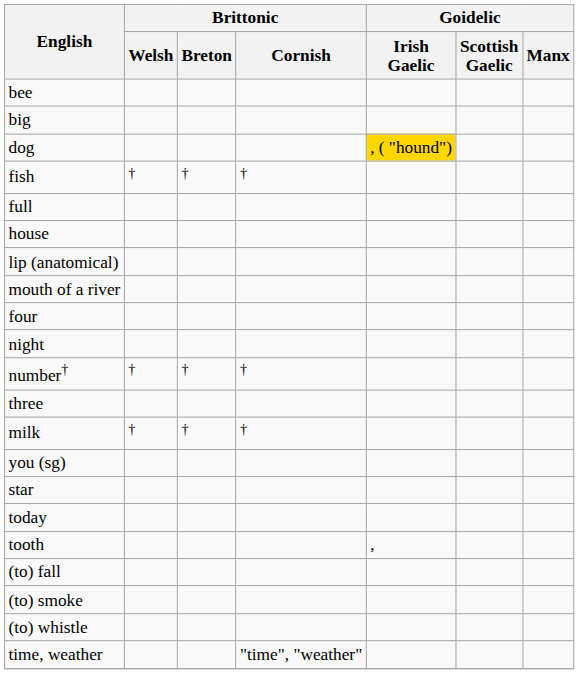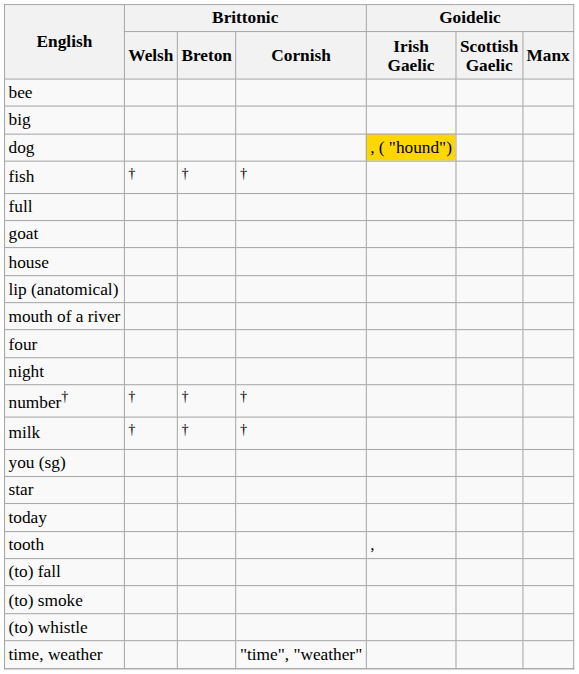+ row: (23, 234)
- row: (26, 403)
